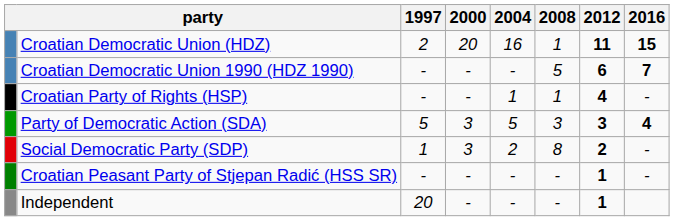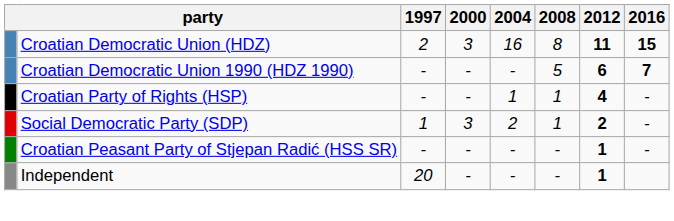(468, 44) 20 -> (468, 44) 3
(557, 44) 1 -> (557, 44) 8
- row: (144, 123)
(557, 149) 8 -> (557, 123) 1
